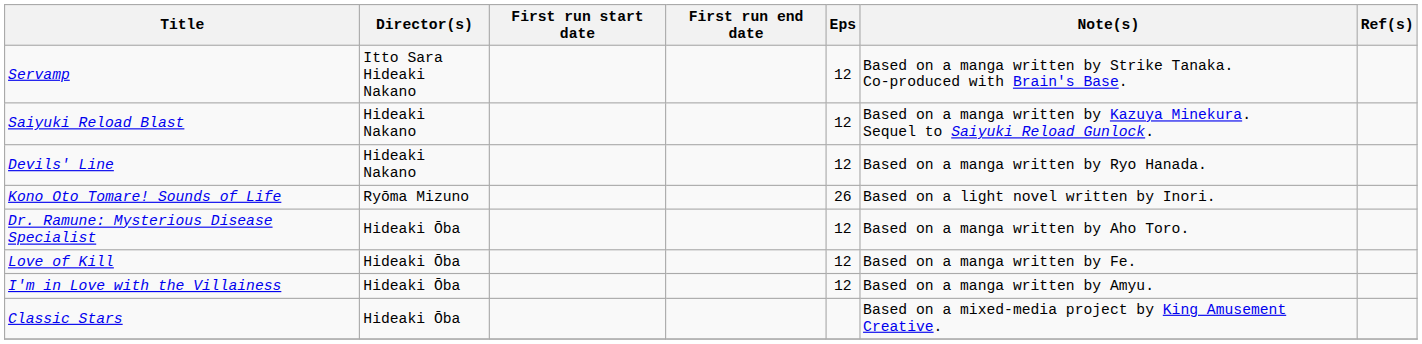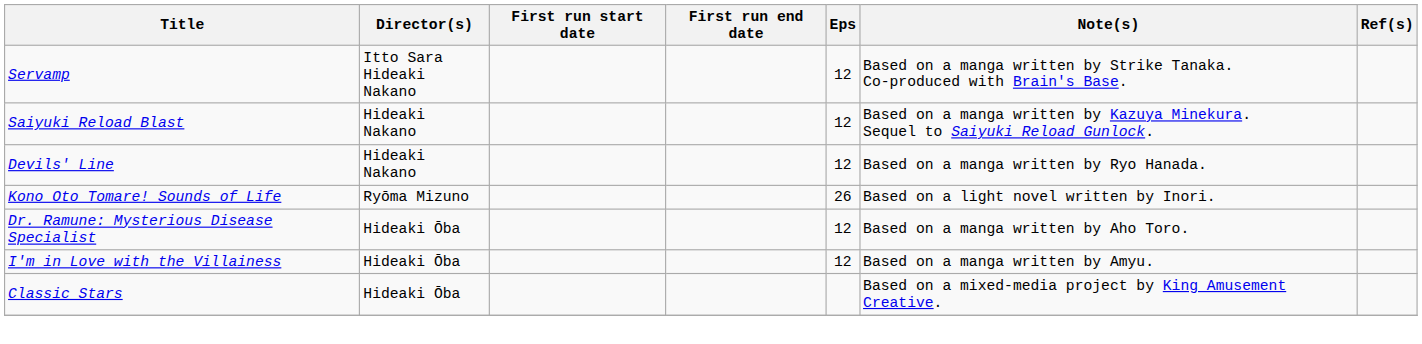- row: (61, 262)
